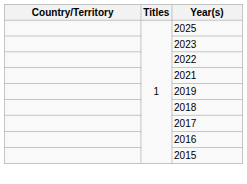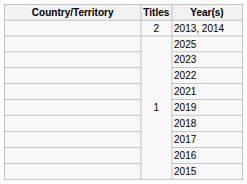+ row: (199, 28)
